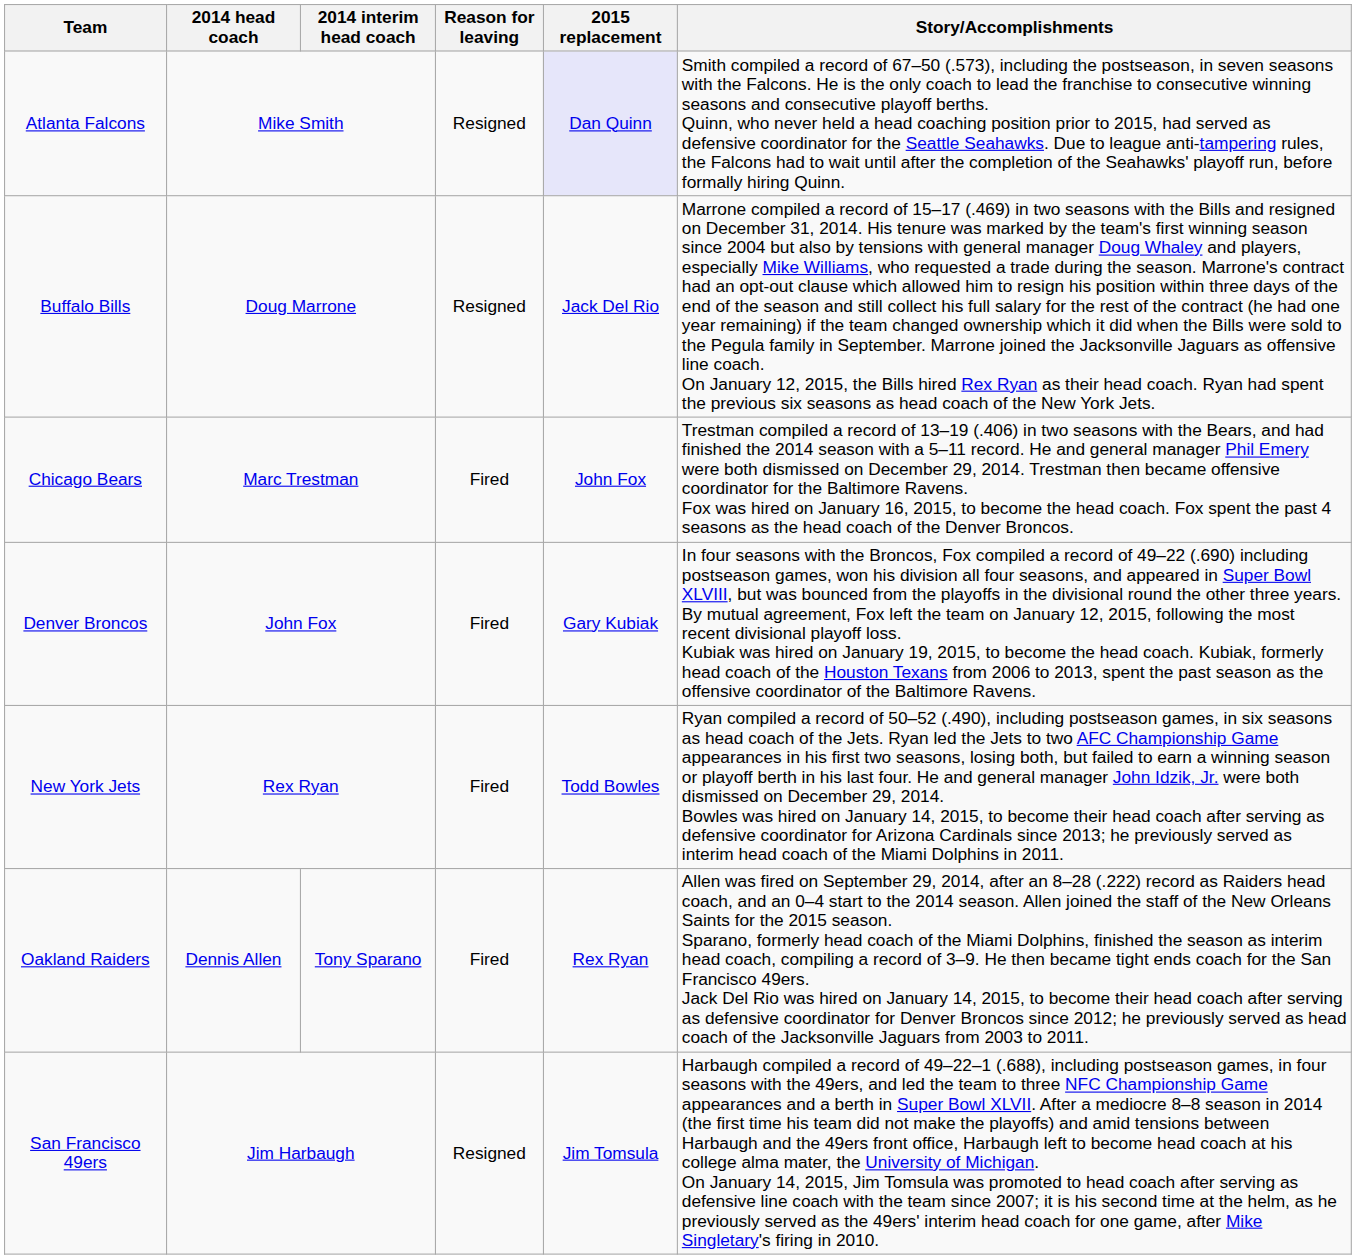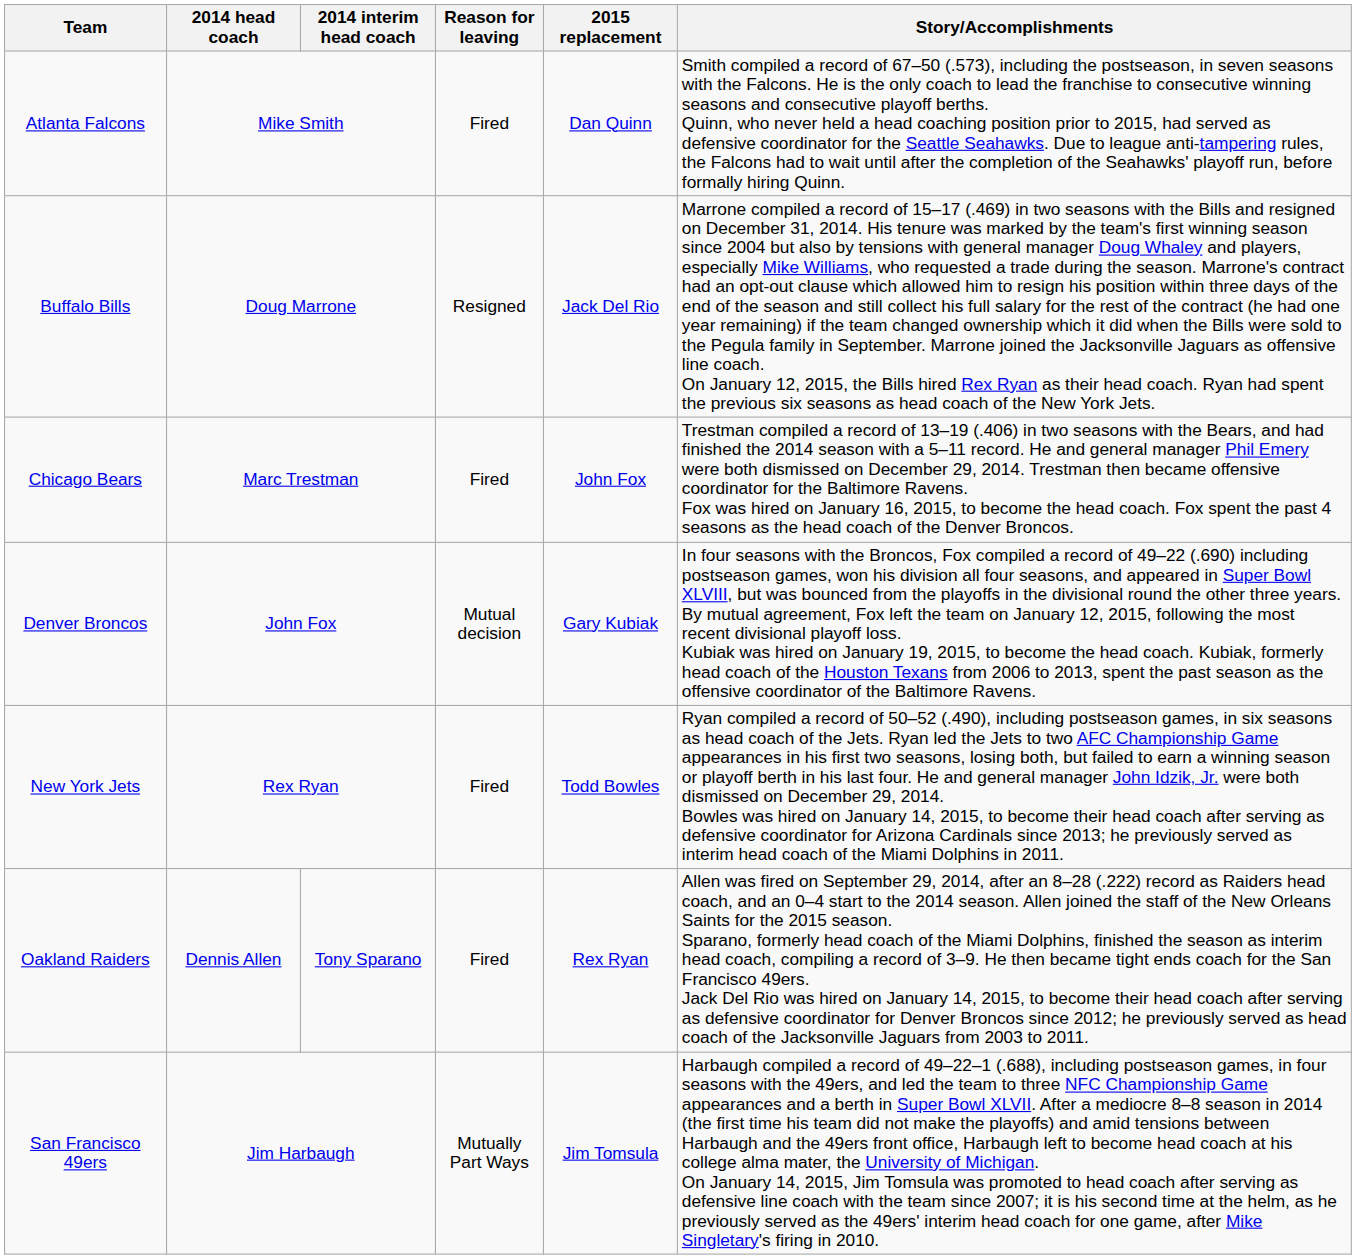(489, 123) Resigned -> (489, 123) Fired
(611, 123) lavender background -> (611, 123) no background
(489, 623) Fired -> (489, 623) Mutual decision
(489, 1152) Resigned -> (489, 1152) Mutually Part Ways
